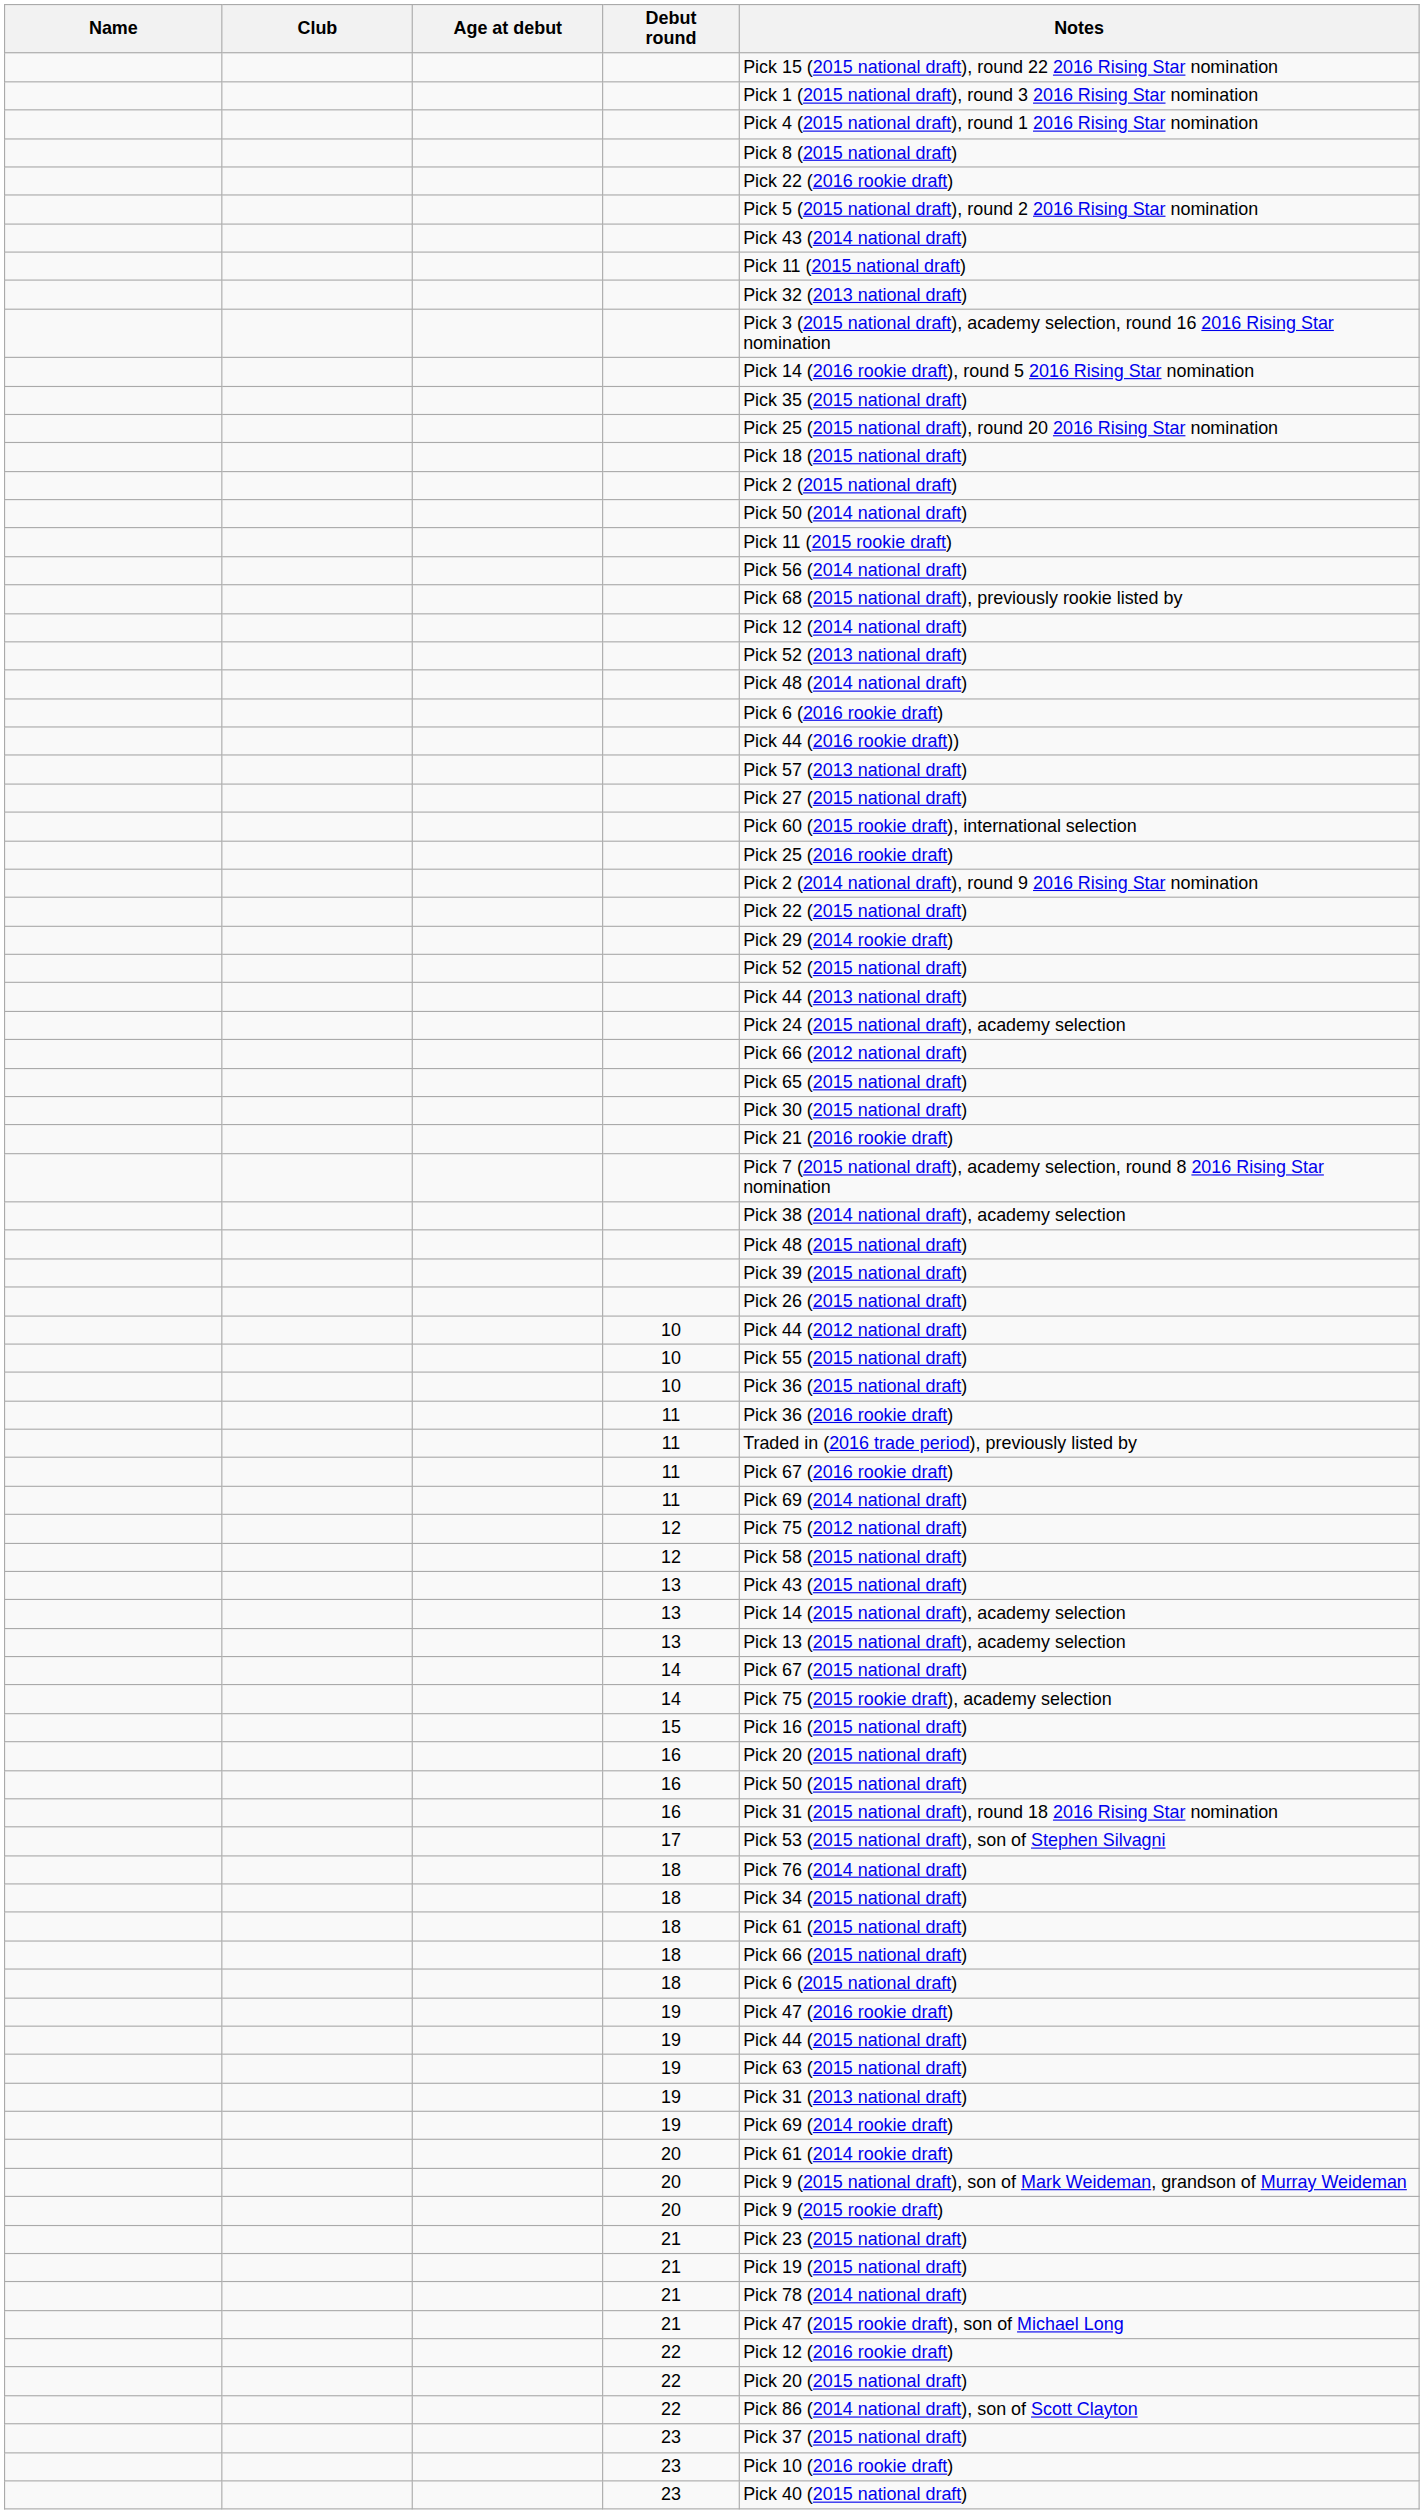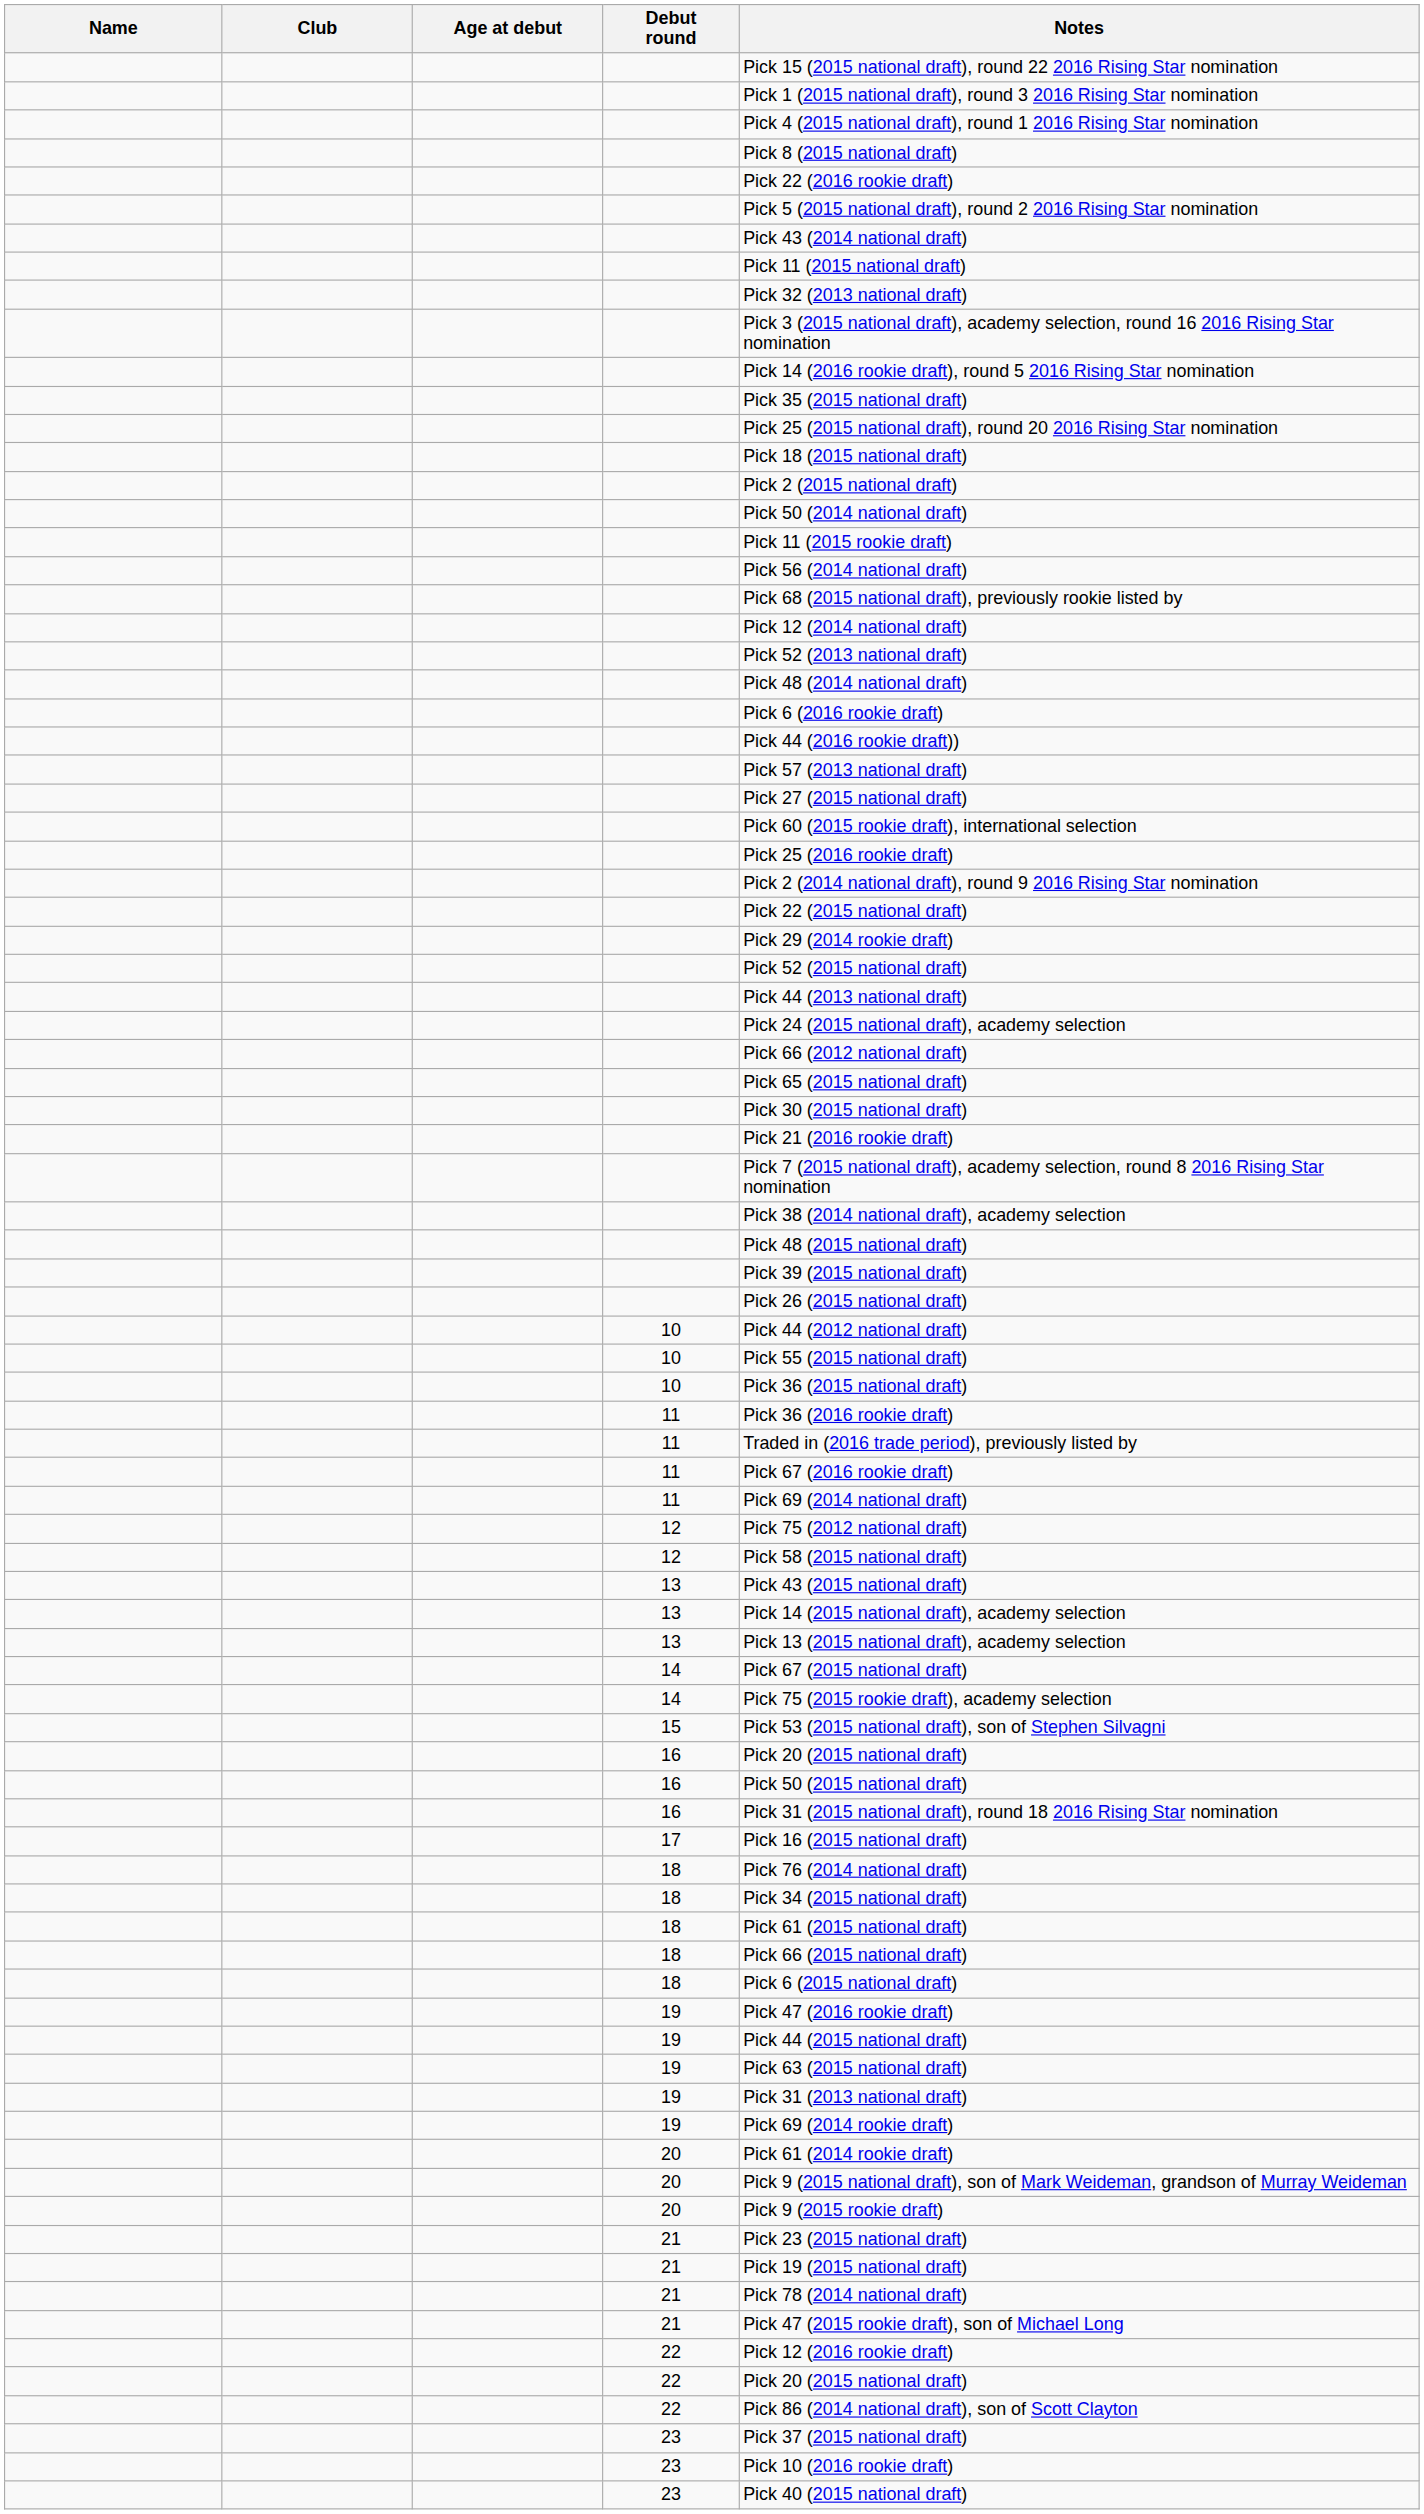(855, 1727) Pick 16 (2015 national draft) -> (954, 1727) Pick 53 (2015 national draft), son of Stephen Silvagni
(954, 1841) Pick 53 (2015 national draft), son of Stephen Silvagni -> (855, 1841) Pick 16 (2015 national draft)
